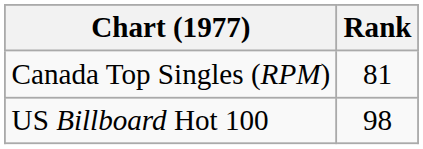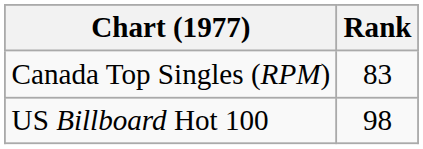(378, 73) 81 -> (378, 73) 83
